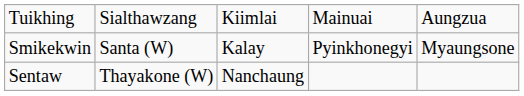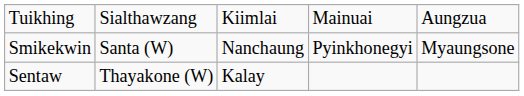(243, 47) Kalay -> (263, 47) Nanchaung
(263, 76) Nanchaung -> (243, 76) Kalay
